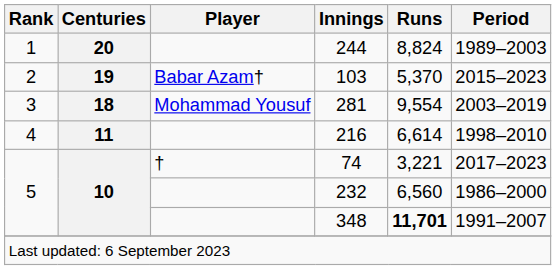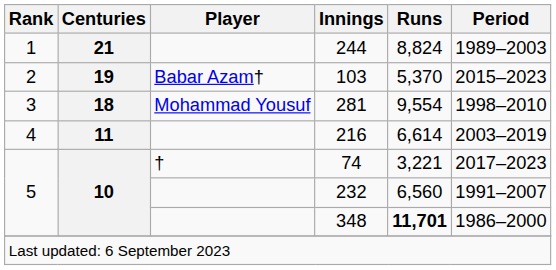(104, 47) 20 -> (104, 47) 21
(501, 105) 2003–2019 -> (501, 105) 1998–2010
(501, 134) 1998–2010 -> (501, 134) 2003–2019
(501, 192) 1986–2000 -> (501, 192) 1991–2007
(501, 221) 1991–2007 -> (501, 221) 1986–2000
